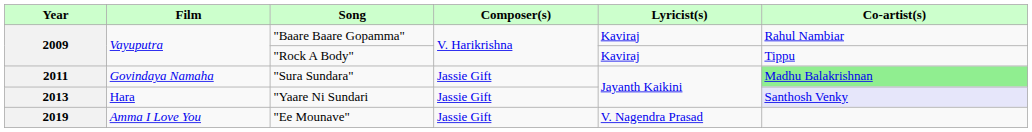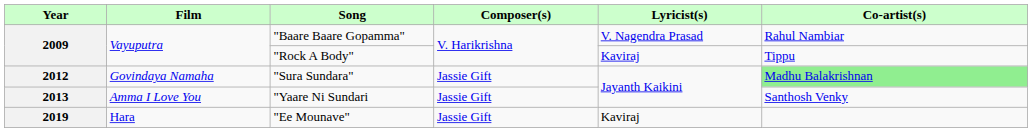(620, 35) Kaviraj -> (652, 35) V. Nagendra Prasad
(56, 76) 2011 -> (56, 76) 2012
(122, 96) Hara -> (155, 96) Amma I Love You
(806, 96) lavender background -> (806, 96) no background
(155, 117) Amma I Love You -> (122, 117) Hara
(652, 117) V. Nagendra Prasad -> (620, 117) Kaviraj
